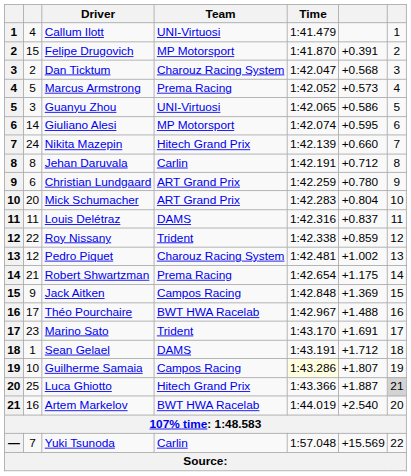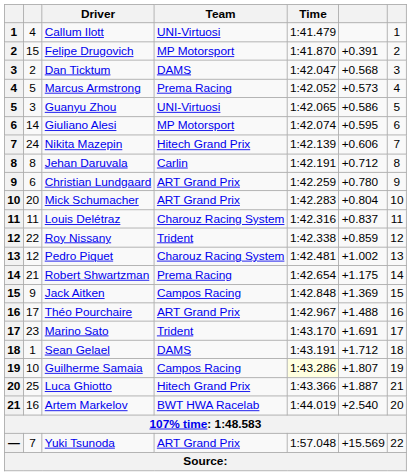(221, 69) Charouz Racing System -> (174, 69) DAMS
(360, 144) +0.660 -> (360, 144) +0.606
(174, 219) DAMS -> (221, 219) Charouz Racing System
(208, 312) BWT HWA Racelab -> (198, 312) ART Grand Prix
(397, 386) lightgrey background -> (397, 386) no background
(172, 442) Carlin -> (198, 442) ART Grand Prix
